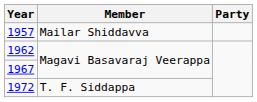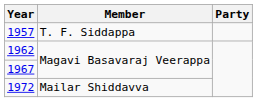(94, 32) Mailar Shiddavva -> (87, 32) T. F. Siddappa
(87, 87) T. F. Siddappa -> (94, 87) Mailar Shiddavva
